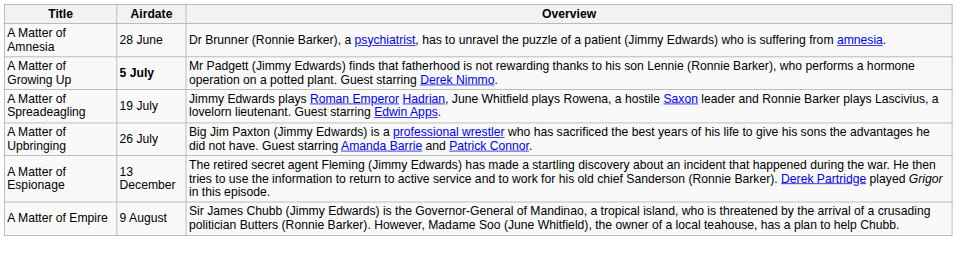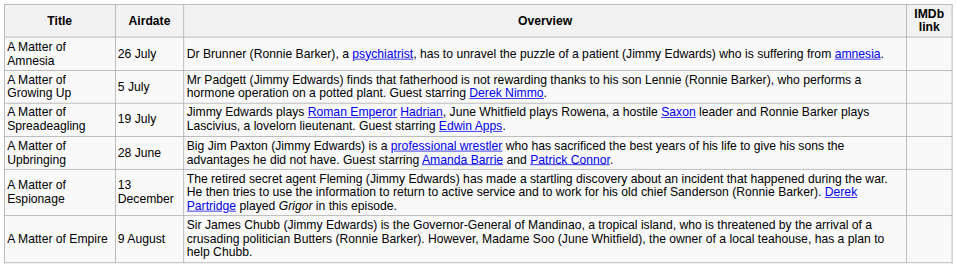+ column: (929, 20)
(141, 40) 28 June -> (137, 53) 26 July
(137, 73) bold -> (134, 86) normal
(139, 139) 26 July -> (139, 152) 28 June
